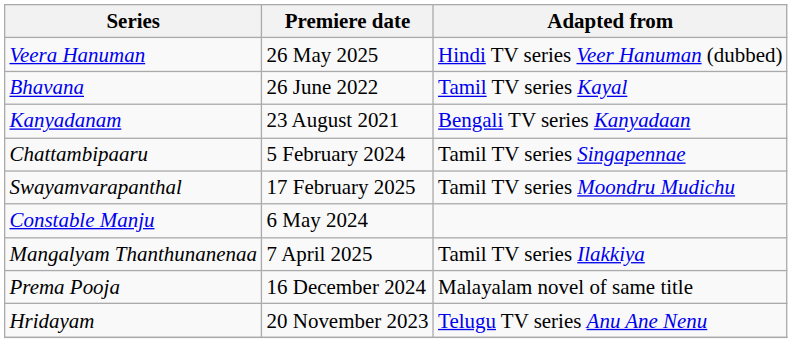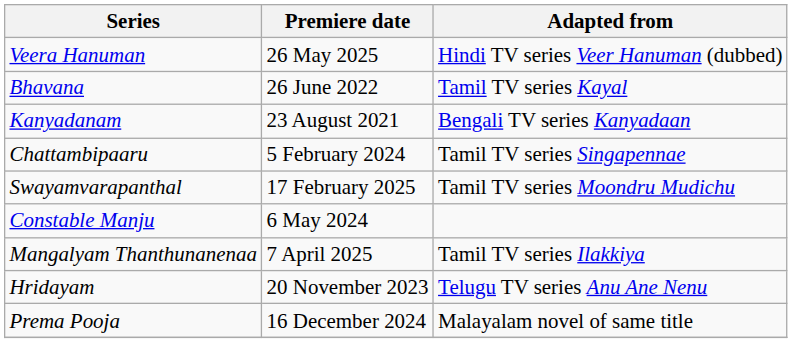rows swapped: (65, 287) <-> (52, 320)
